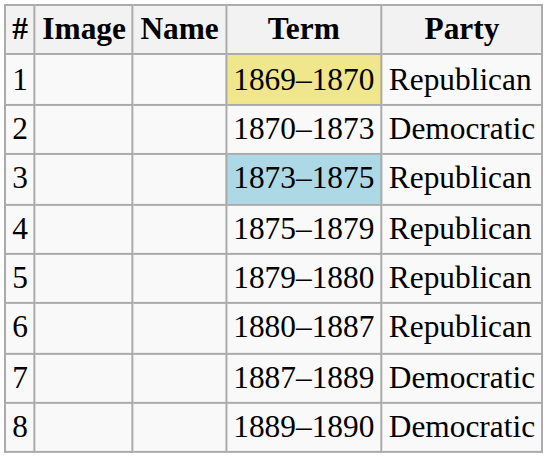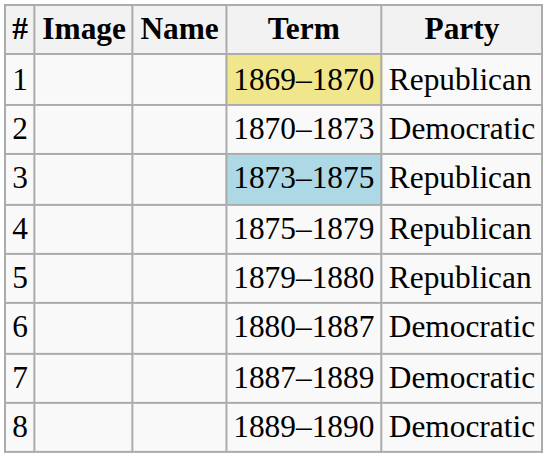(460, 327) Republican -> (462, 327) Democratic
